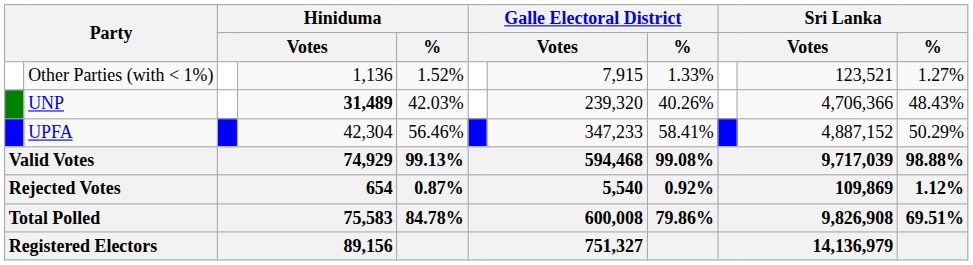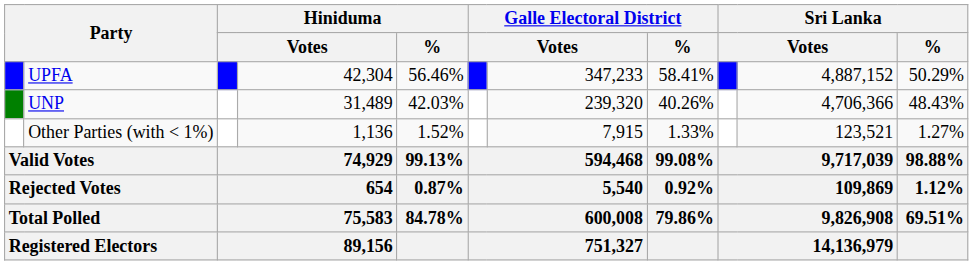rows swapped: (50, 132) <-> (121, 75)
(368, 103) bold -> (368, 103) normal
